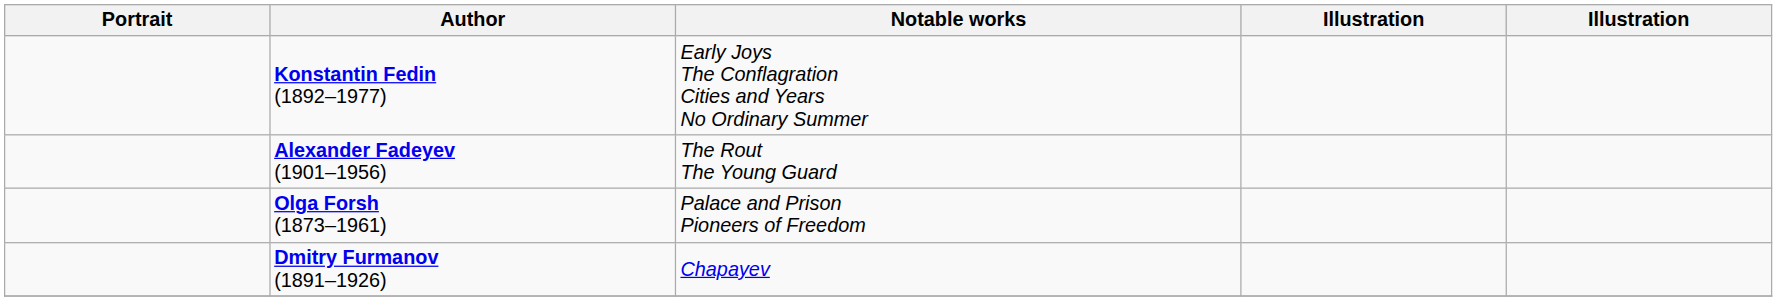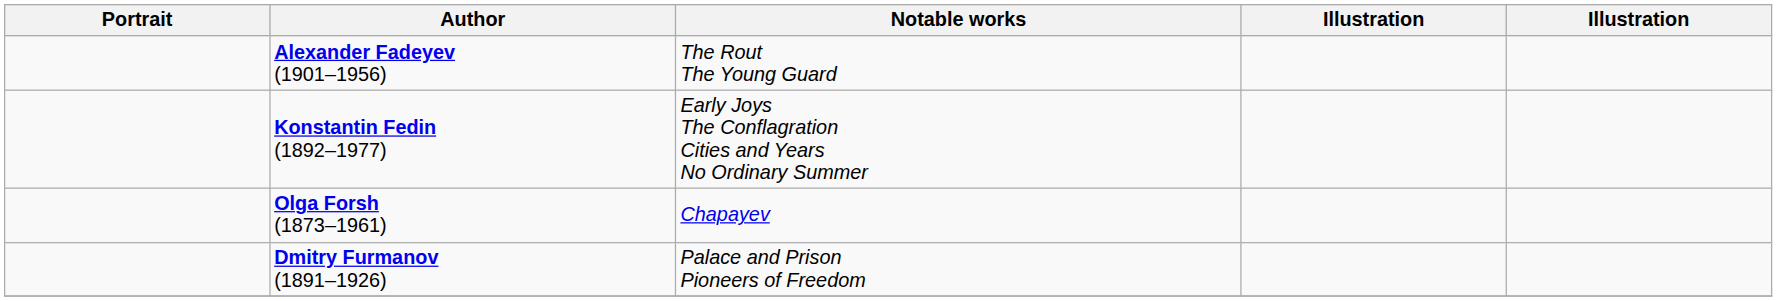rows swapped: (365, 161) <-> (355, 85)
(773, 215) Palace and Prison Pioneers of Freedom -> (725, 215) Chapayev
(725, 268) Chapayev -> (773, 268) Palace and Prison Pioneers of Freedom
